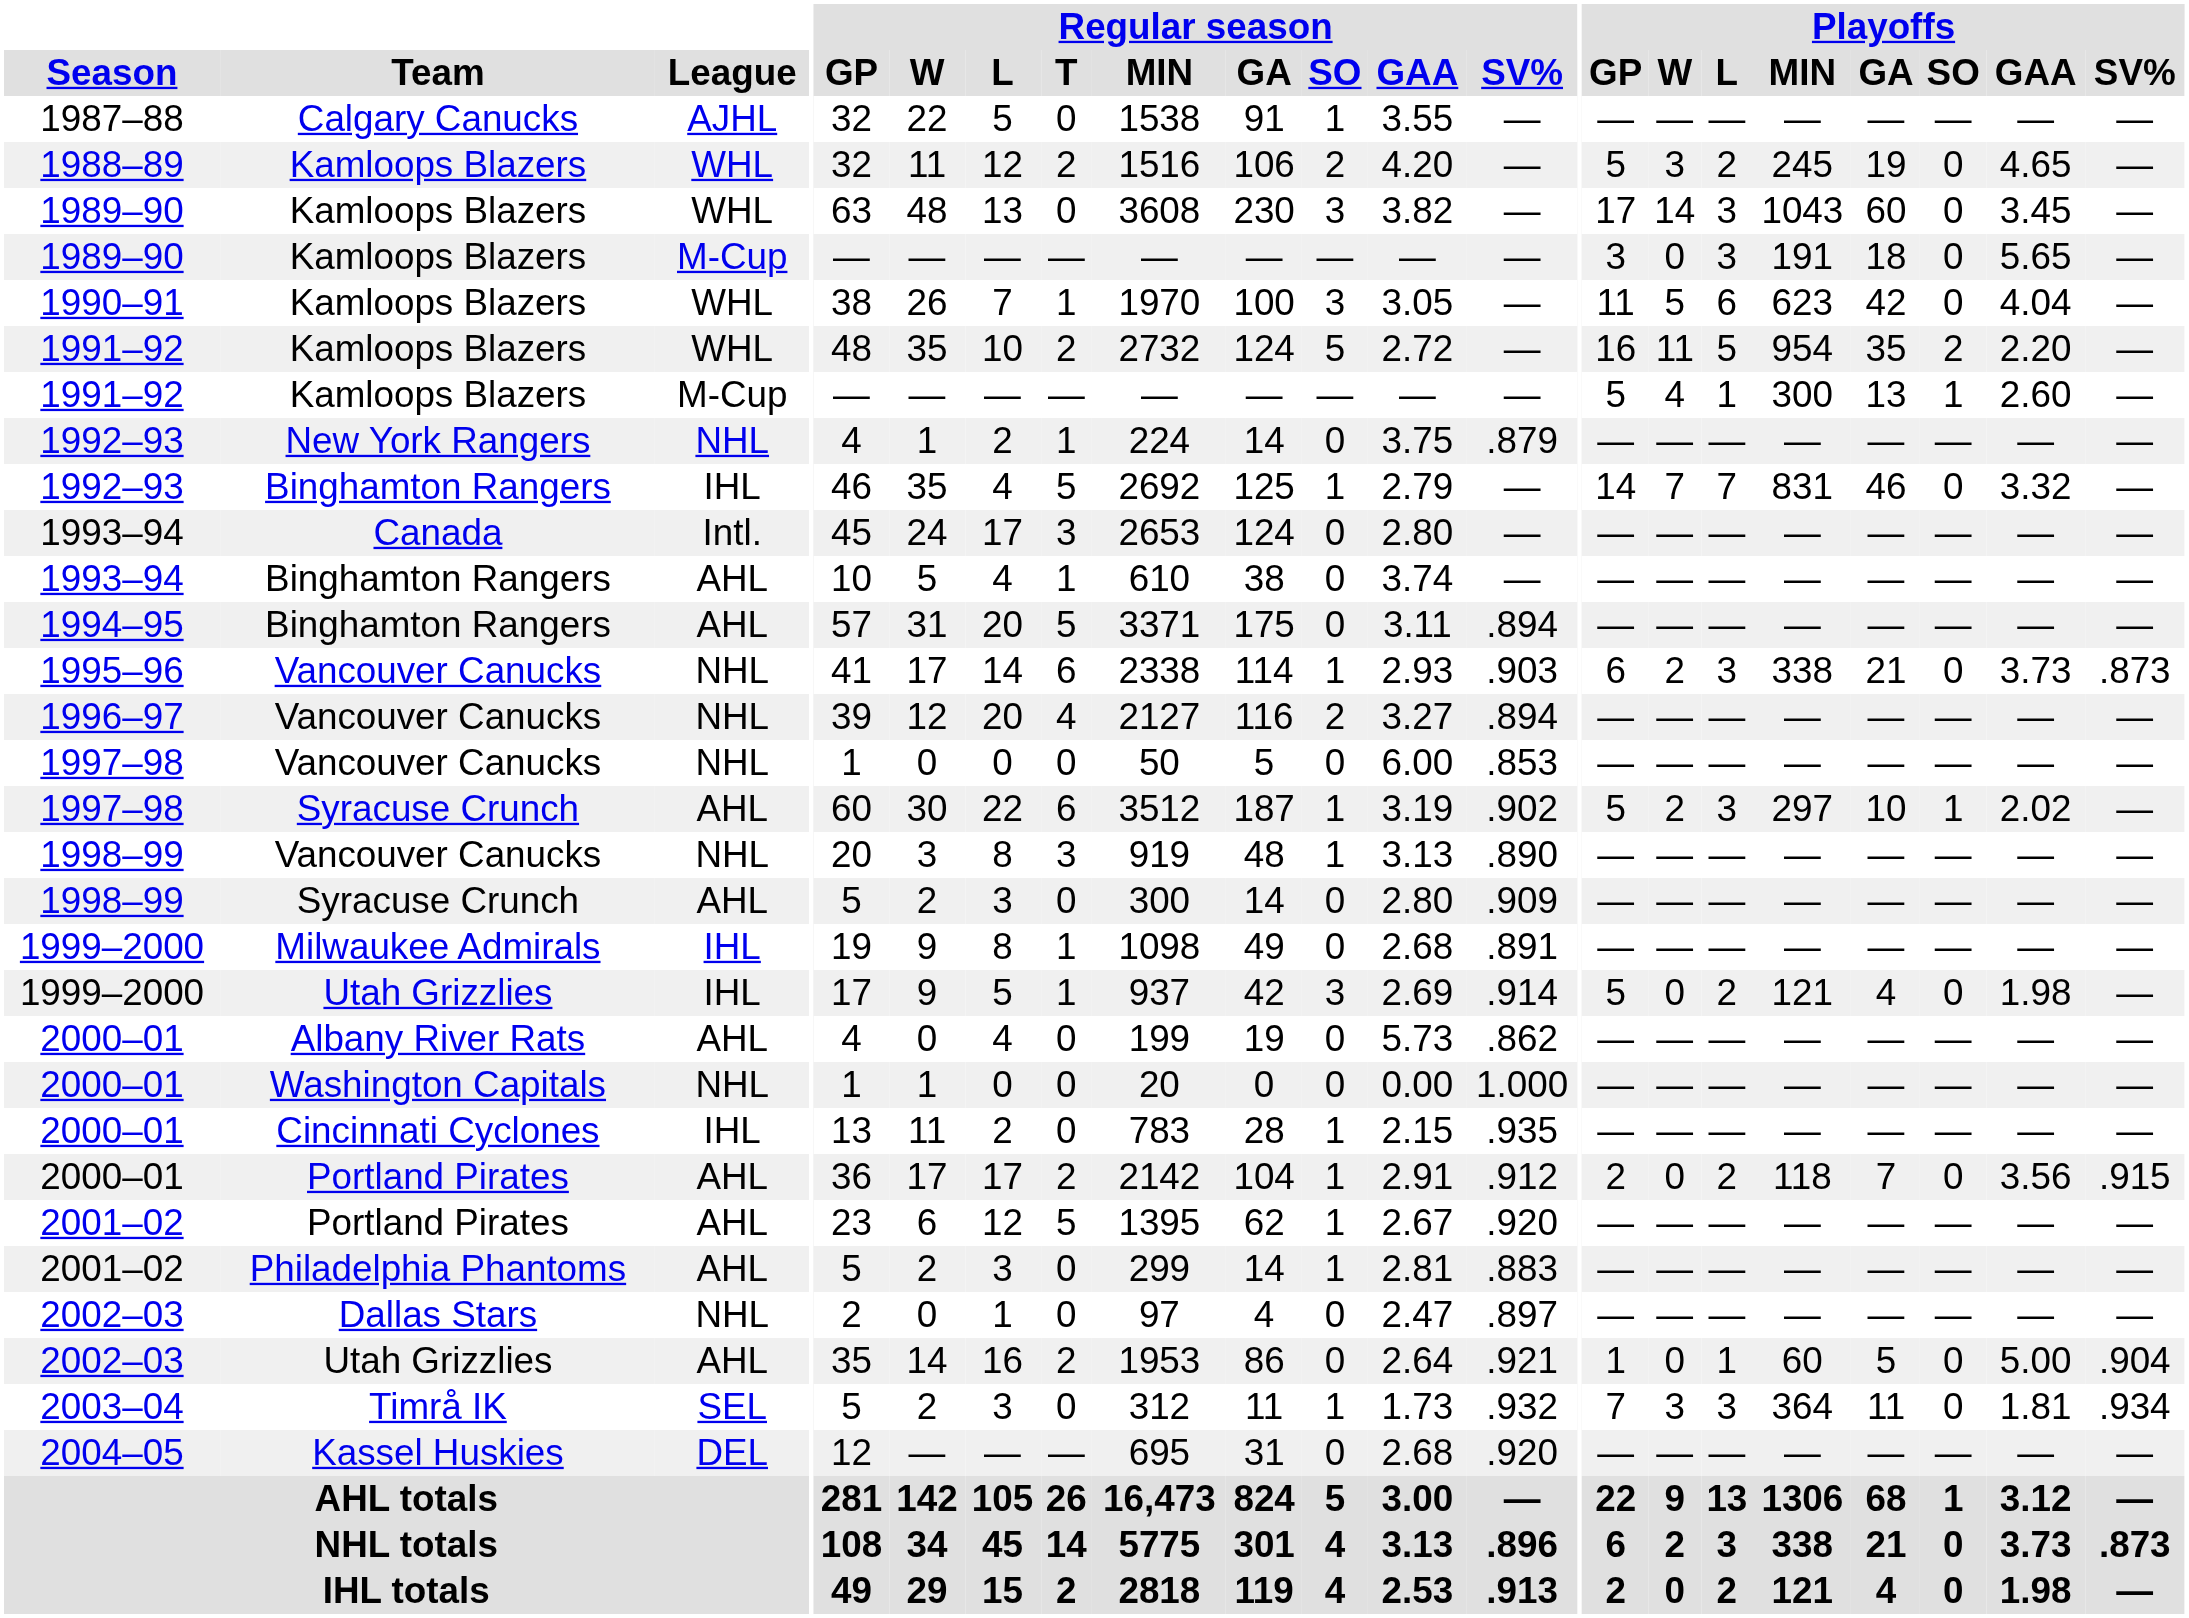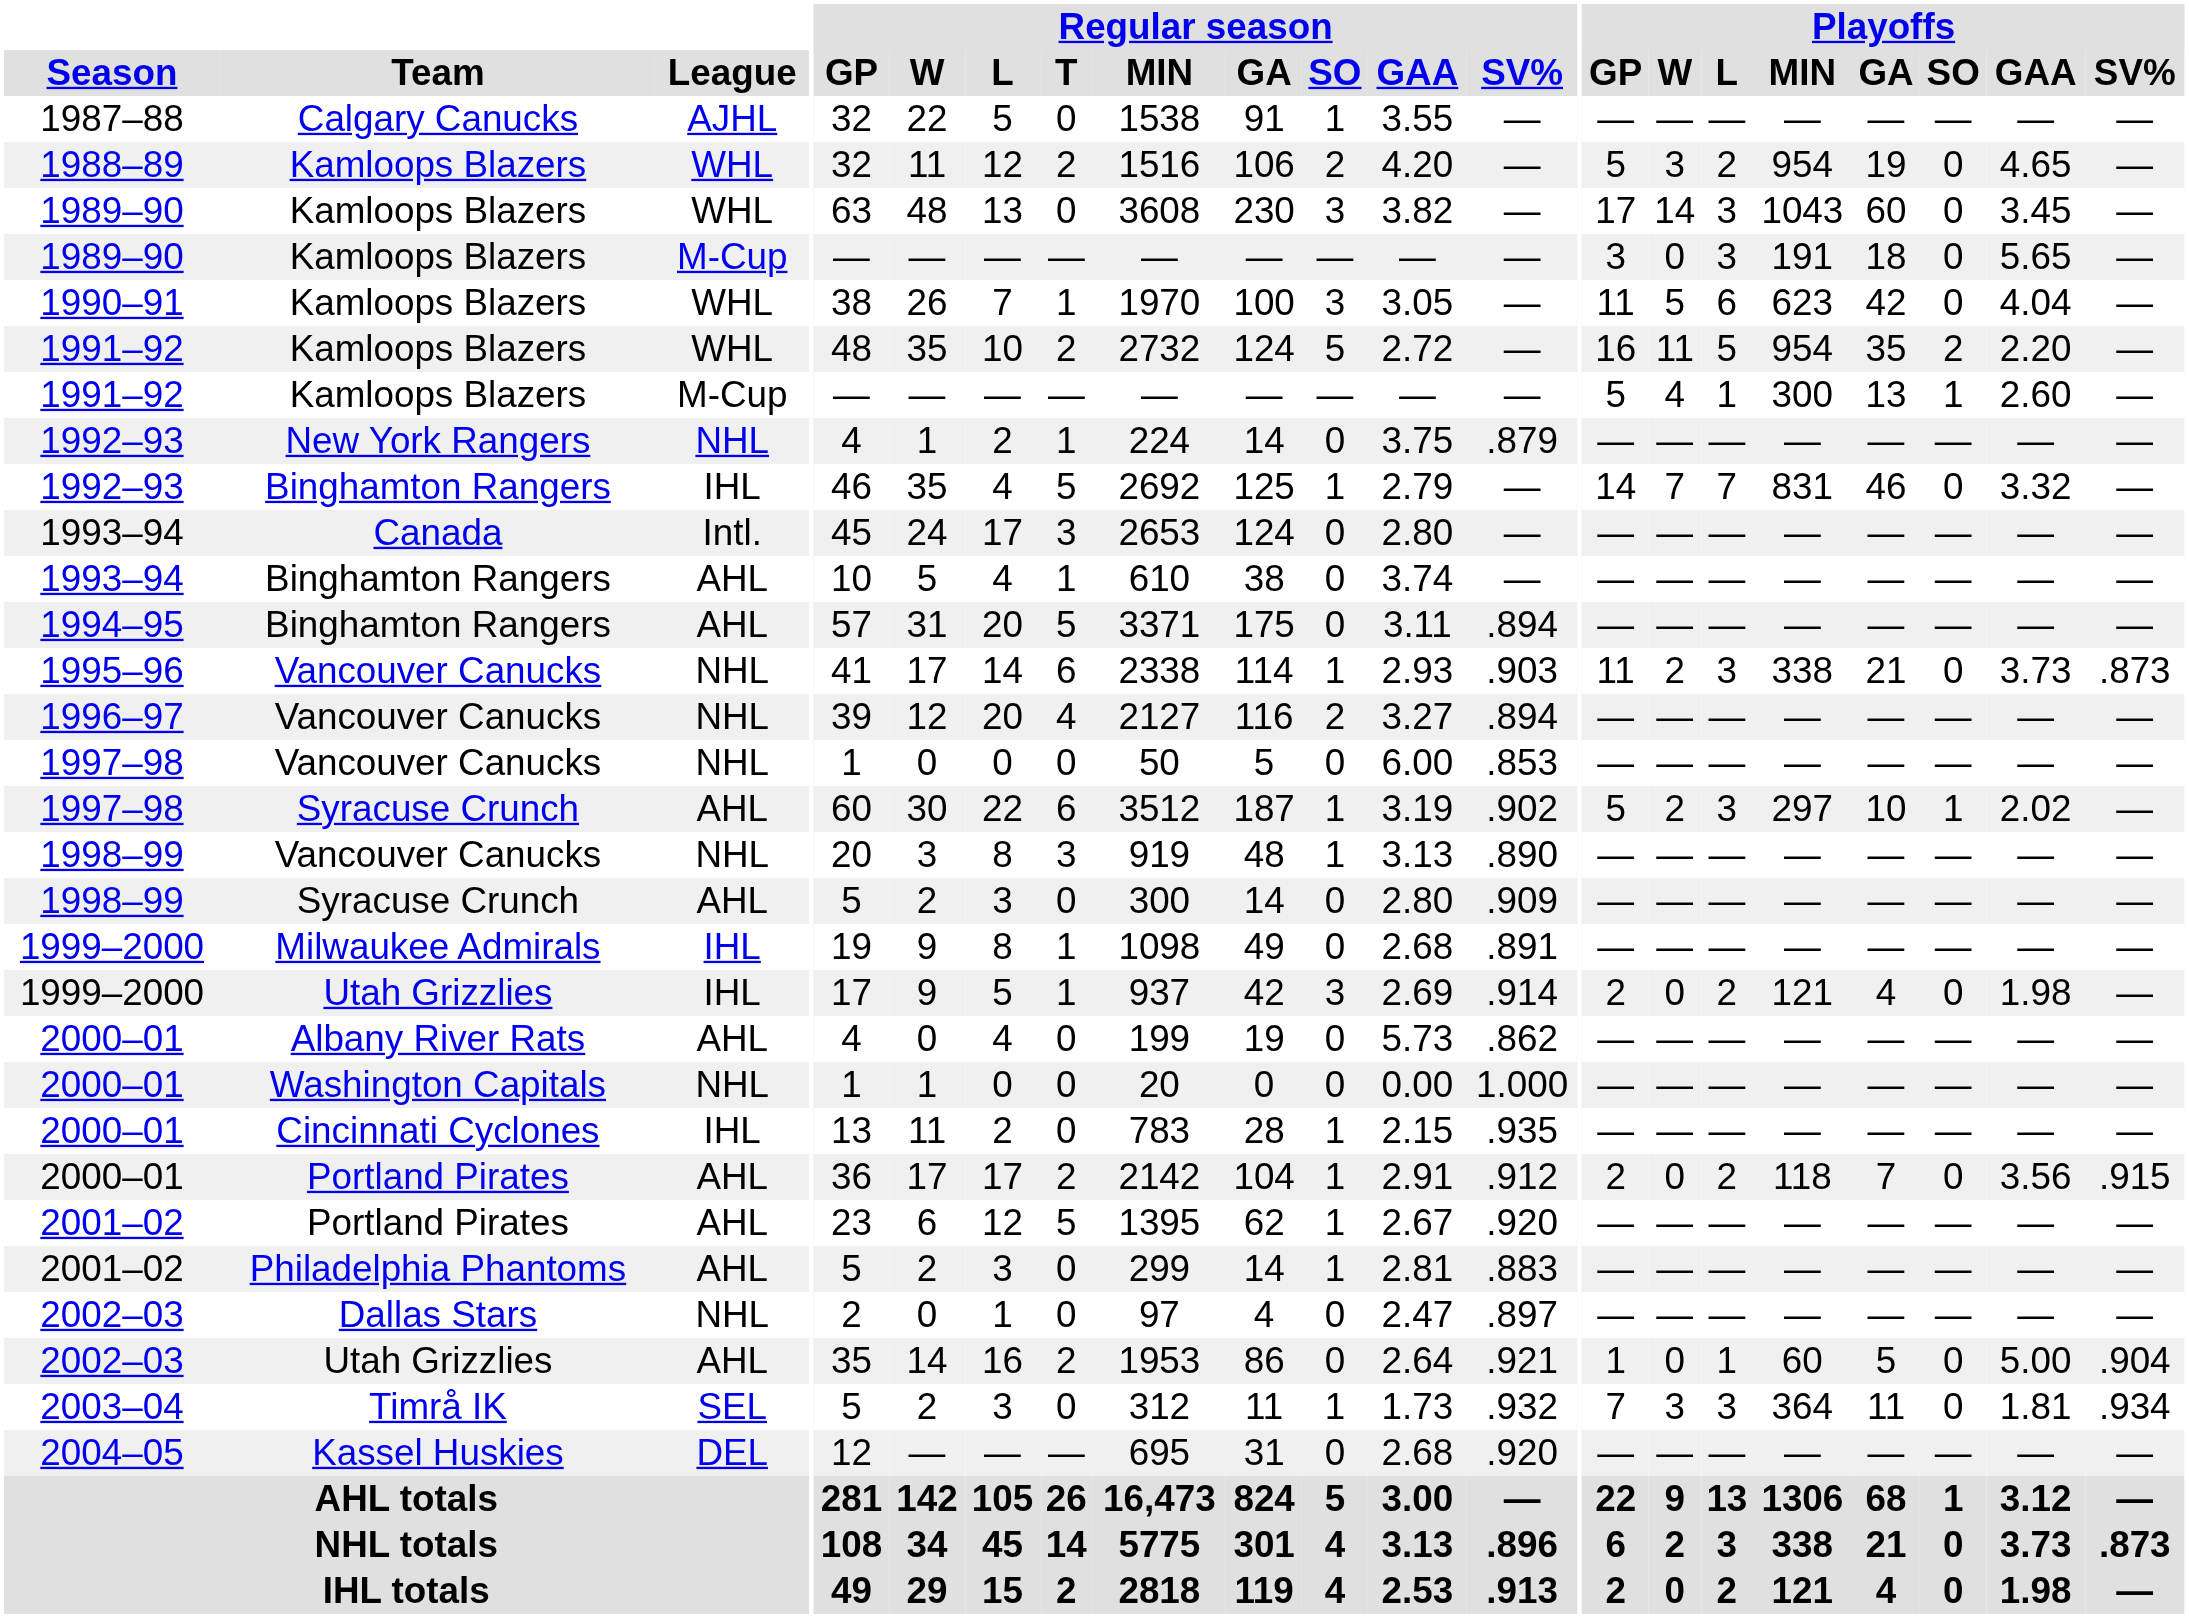(1802, 164) 245 -> (1802, 164) 954
(1616, 670) 6 -> (1616, 670) 11
(1616, 992) 5 -> (1616, 992) 2
